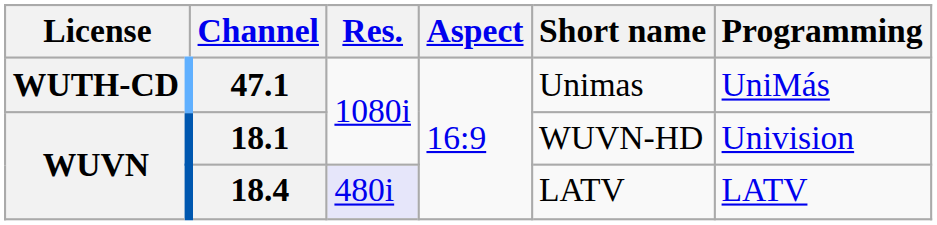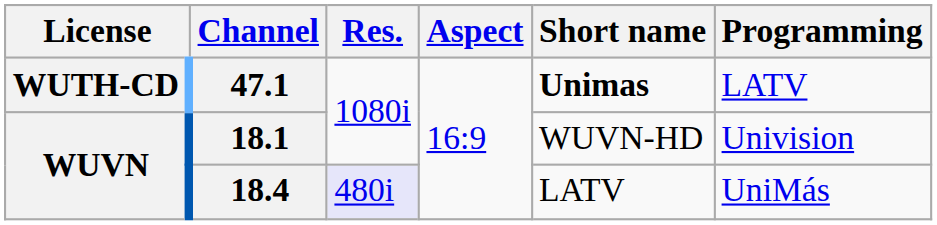(591, 84) normal -> (594, 84) bold
(776, 84) UniMás -> (765, 84) LATV
(765, 191) LATV -> (776, 191) UniMás
